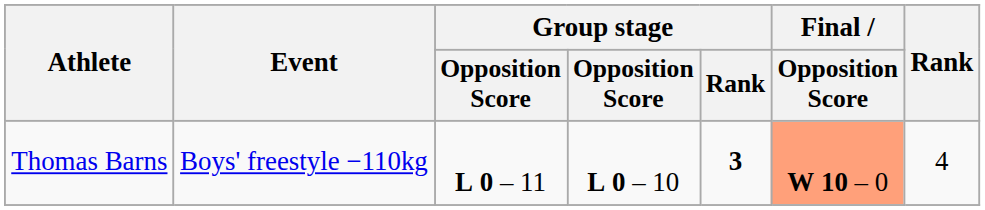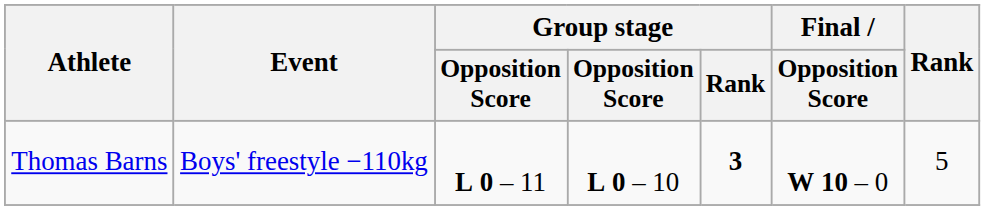(838, 182) lightsalmon background -> (838, 182) no background
(942, 162) 4 -> (942, 162) 5
